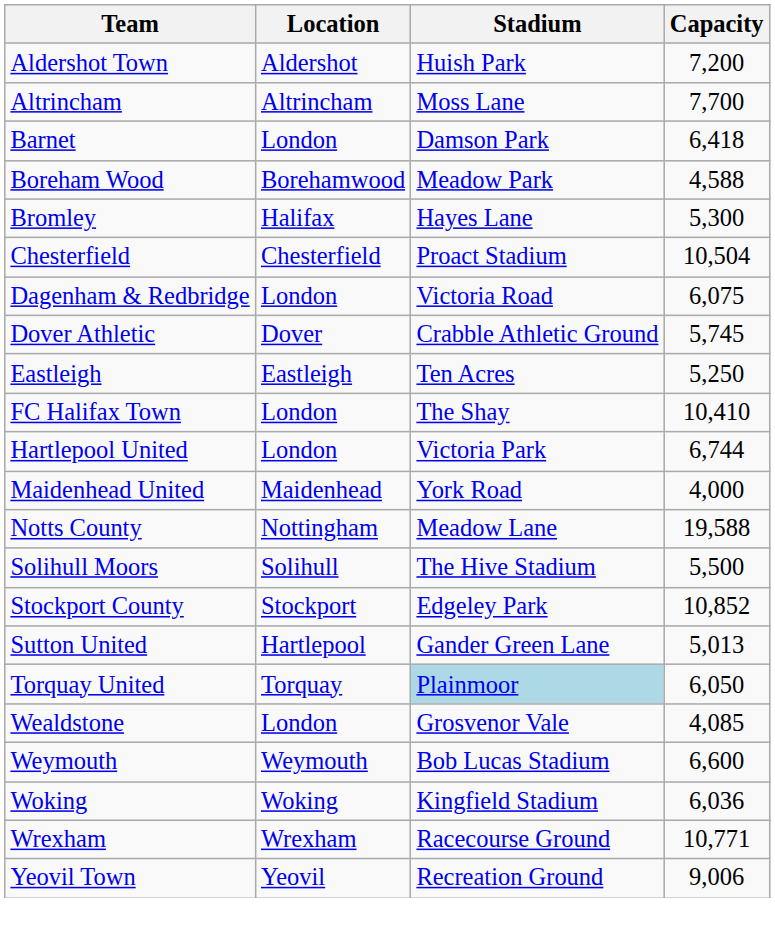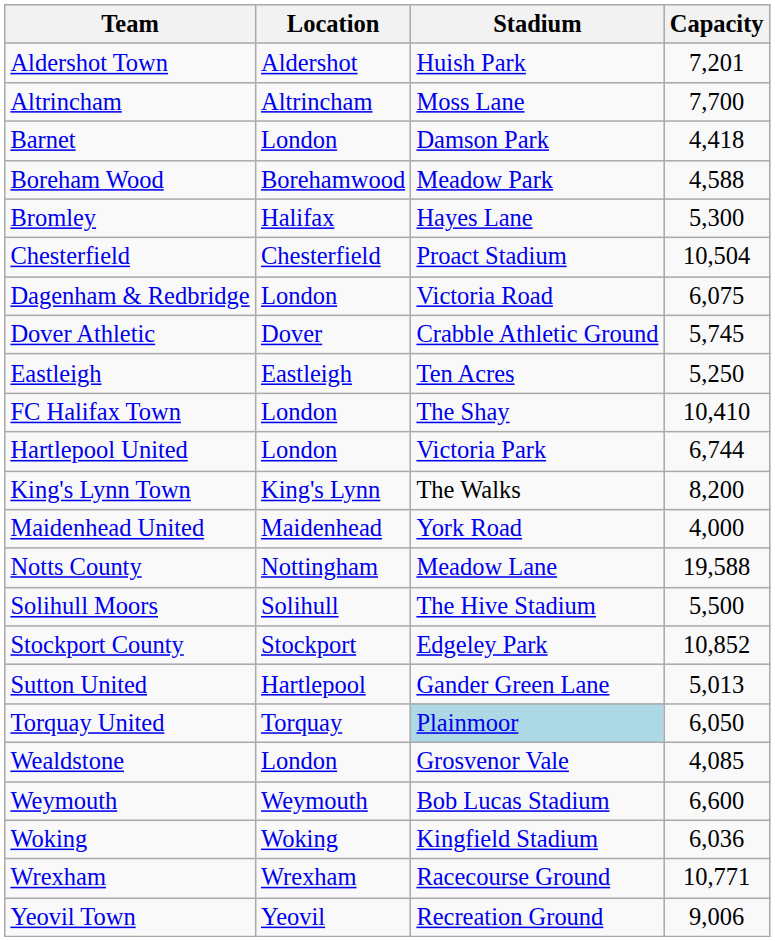(717, 62) 7,200 -> (717, 62) 7,201
(717, 140) 6,418 -> (717, 140) 4,418
+ row: (101, 489)
